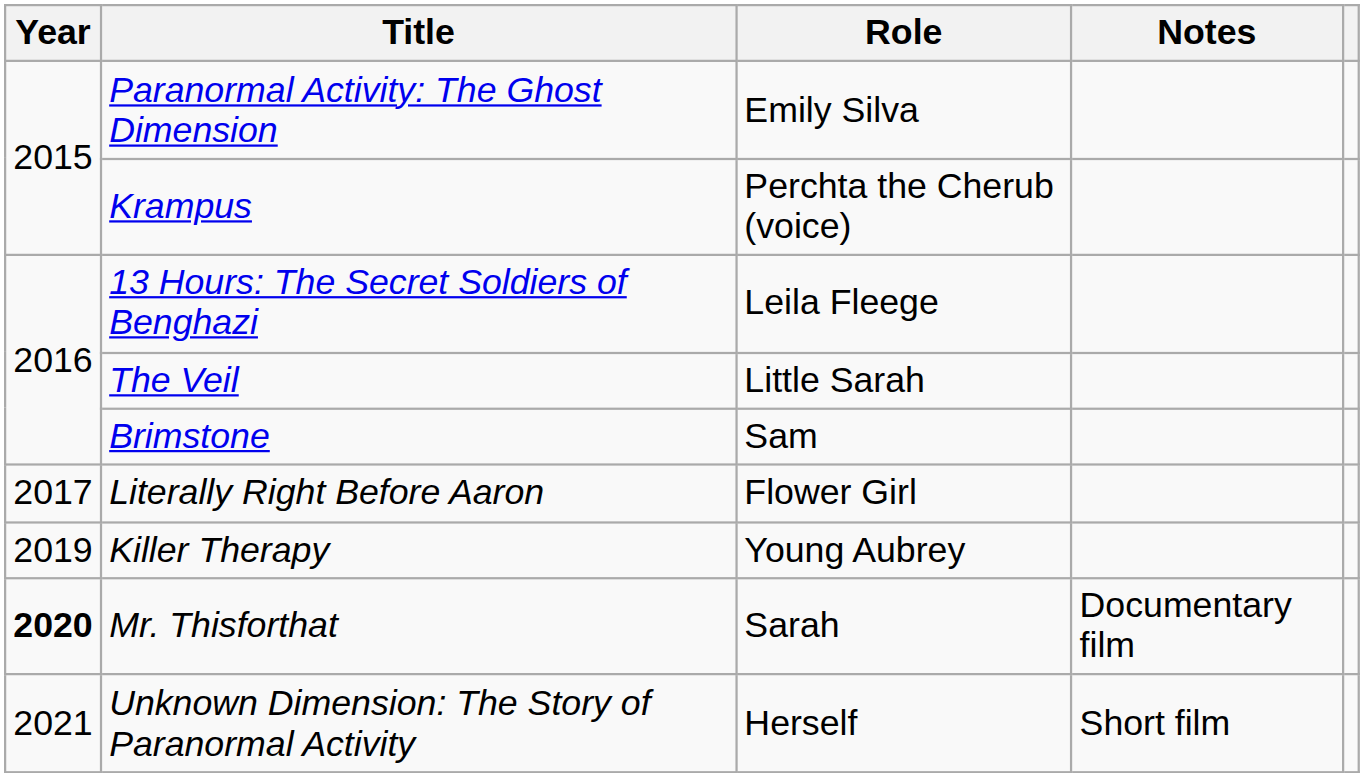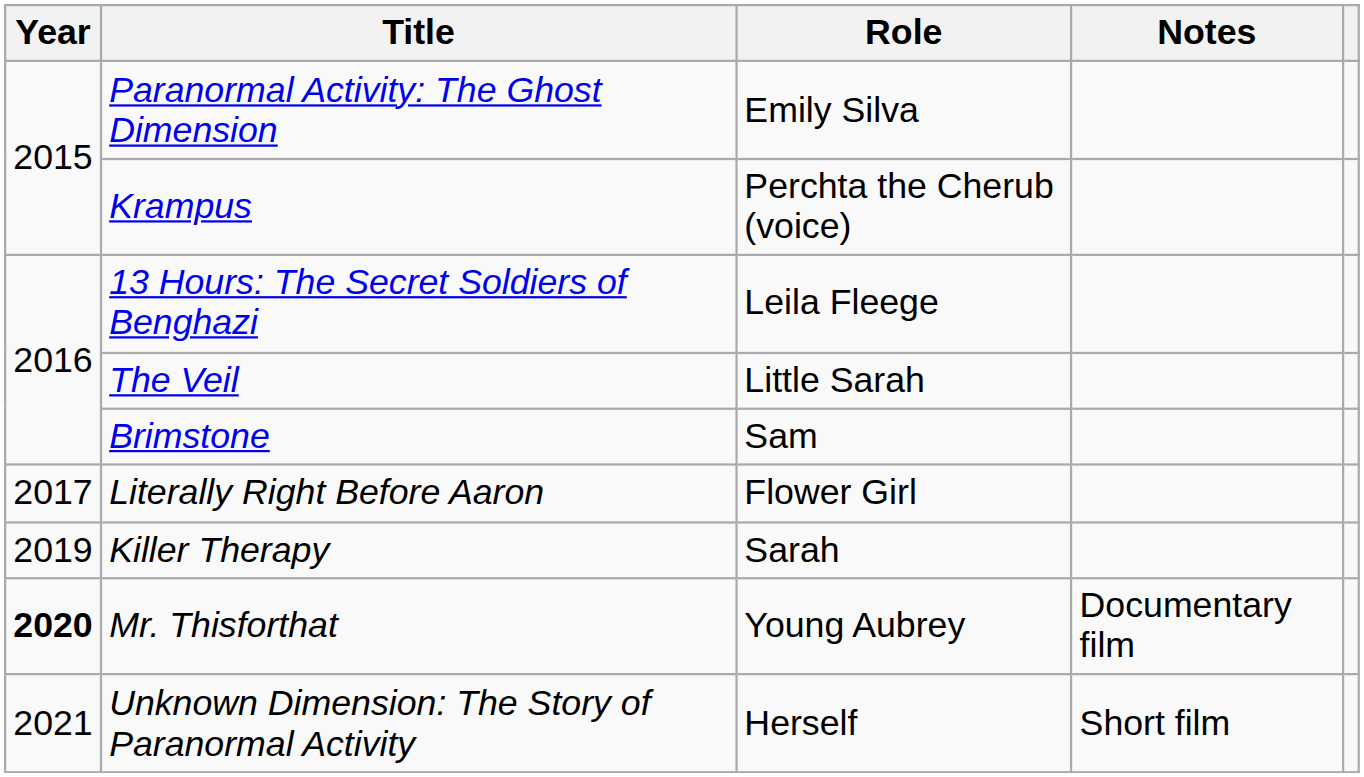(855, 549) Young Aubrey -> (792, 549) Sarah
(792, 625) Sarah -> (855, 625) Young Aubrey
